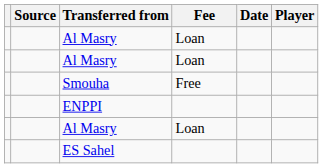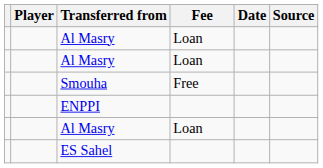columns swapped: (295, 15) <-> (35, 15)
